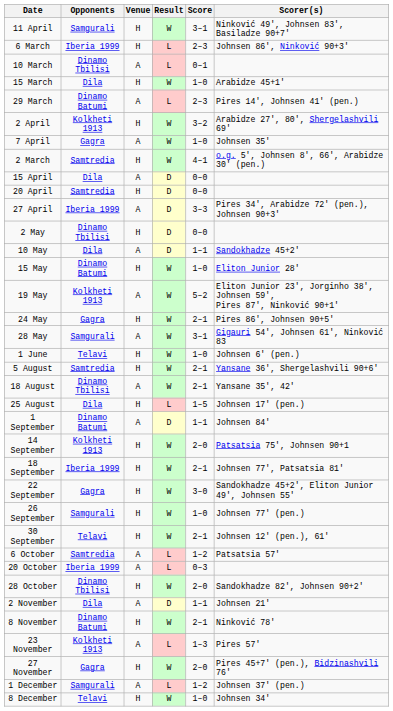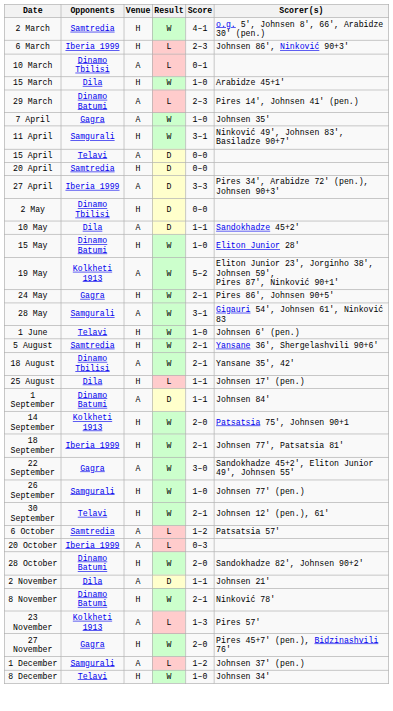rows swapped: (33, 160) <-> (33, 29)
- row: (33, 124)
(92, 178) Dila -> (92, 156) Telavi
(200, 405) 1–5 -> (200, 382) 1–1
(138, 491) H -> (138, 468) A
(92, 586) Dinamo Tbilisi -> (92, 563) Dinamo Batumi
